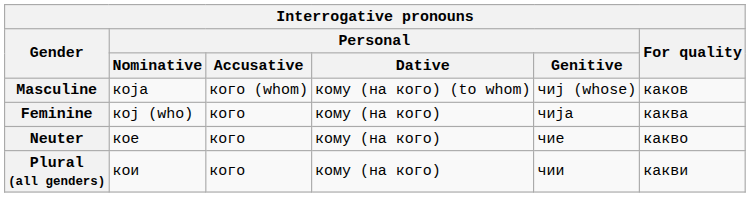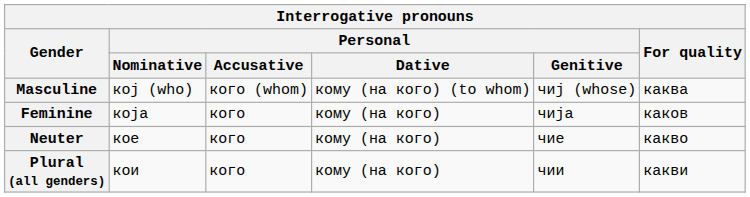(130, 90) која -> (153, 90) кој (who)
(666, 90) каков -> (666, 90) каква
(153, 114) кој (who) -> (130, 114) која
(666, 114) каква -> (666, 114) каков
